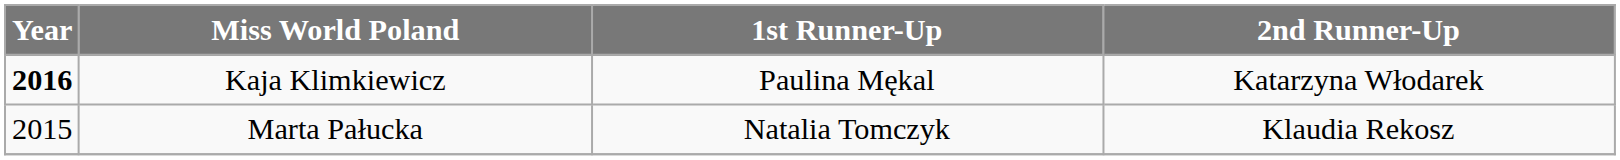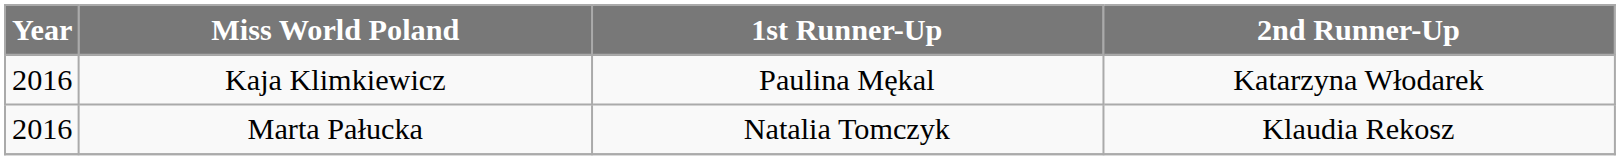(42, 79) bold -> (42, 79) normal
(42, 129) 2015 -> (42, 129) 2016
